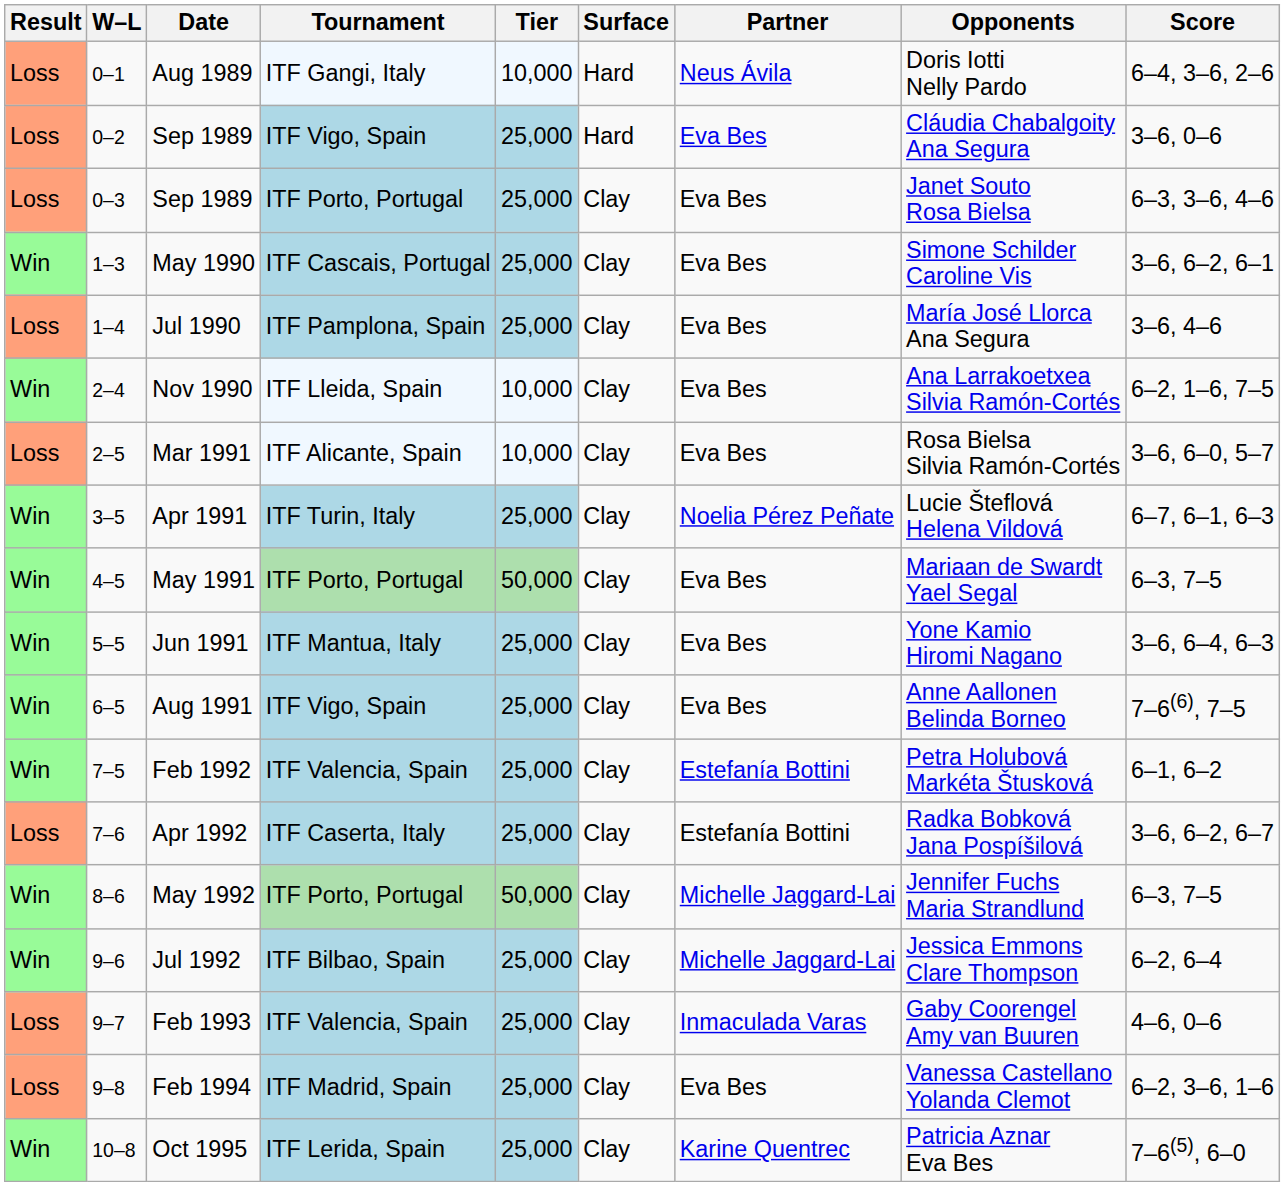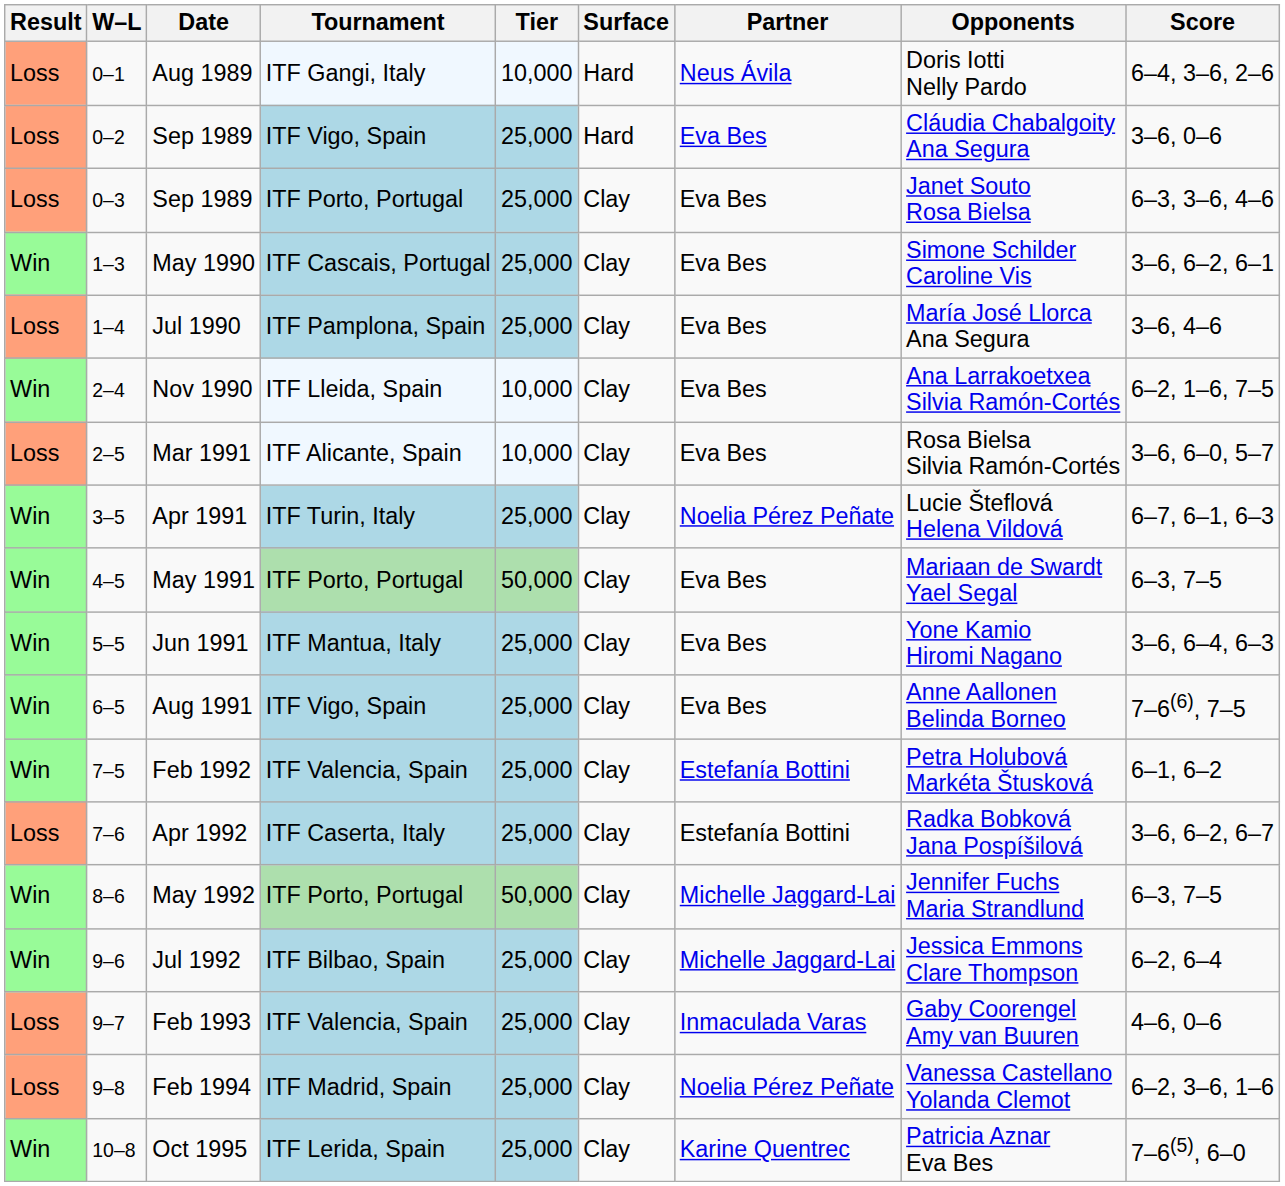(723, 1086) Eva Bes -> (787, 1086) Noelia Pérez Peñate
